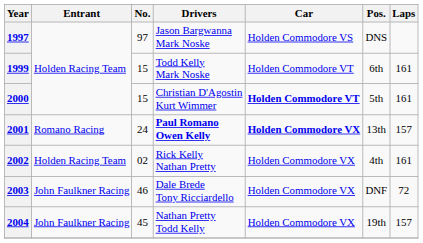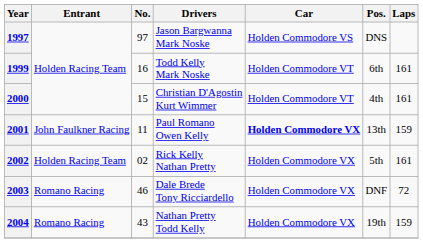(142, 68) 15 -> (142, 68) 16
(304, 98) bold -> (301, 98) normal
(376, 98) 5th -> (376, 98) 4th
(69, 129) Romano Racing -> (82, 129) John Faulkner Racing
(142, 129) 24 -> (142, 129) 11
(187, 129) bold -> (185, 129) normal
(404, 129) 157 -> (404, 129) 159
(376, 160) 4th -> (376, 160) 5th
(82, 191) John Faulkner Racing -> (69, 191) Romano Racing
(82, 221) John Faulkner Racing -> (69, 221) Romano Racing
(142, 221) 45 -> (142, 221) 43
(404, 221) 157 -> (404, 221) 159
